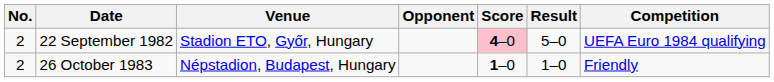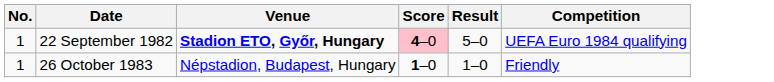- column: (438, 16)
(20, 40) 2 -> (20, 40) 1
(277, 40) normal -> (282, 40) bold
(20, 64) 2 -> (20, 64) 1
